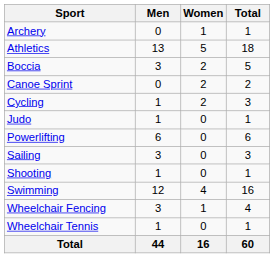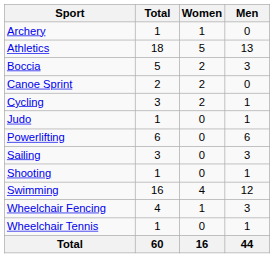columns swapped: (158, 13) <-> (248, 13)
